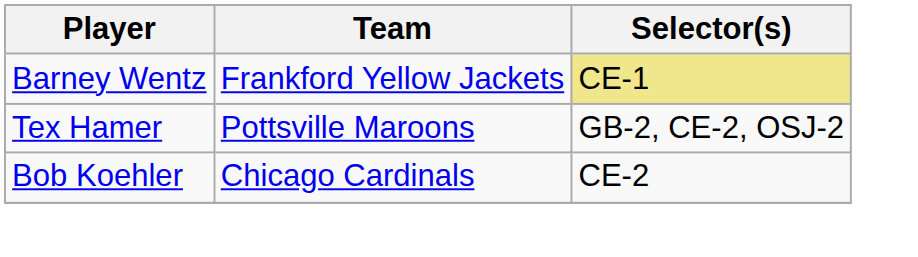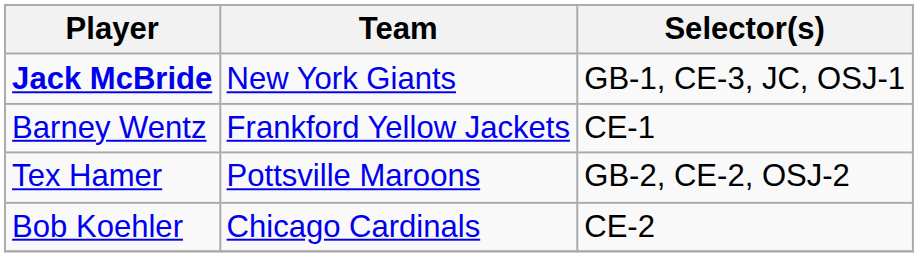+ row: (112, 78)
(614, 78) khaki background -> (620, 127) no background
